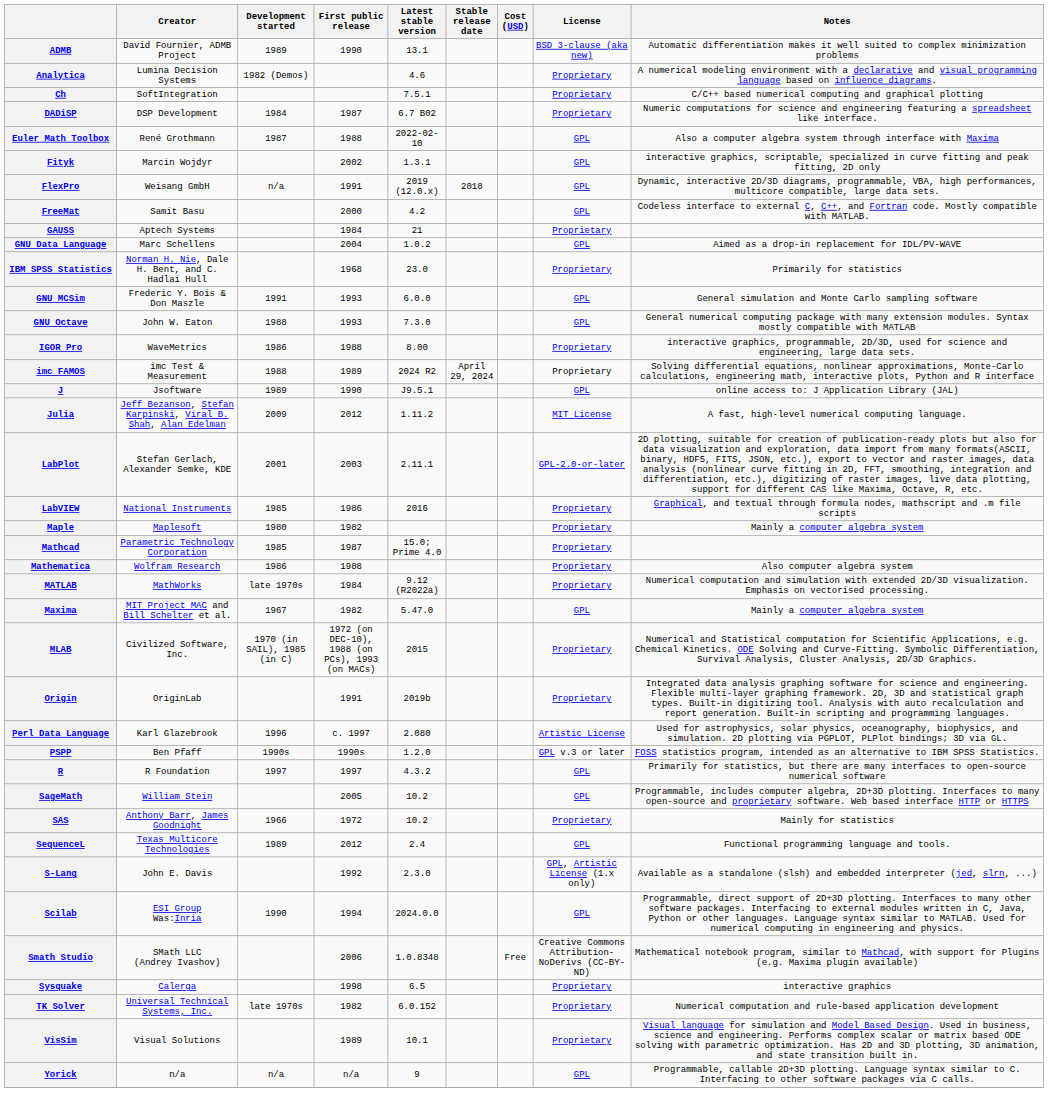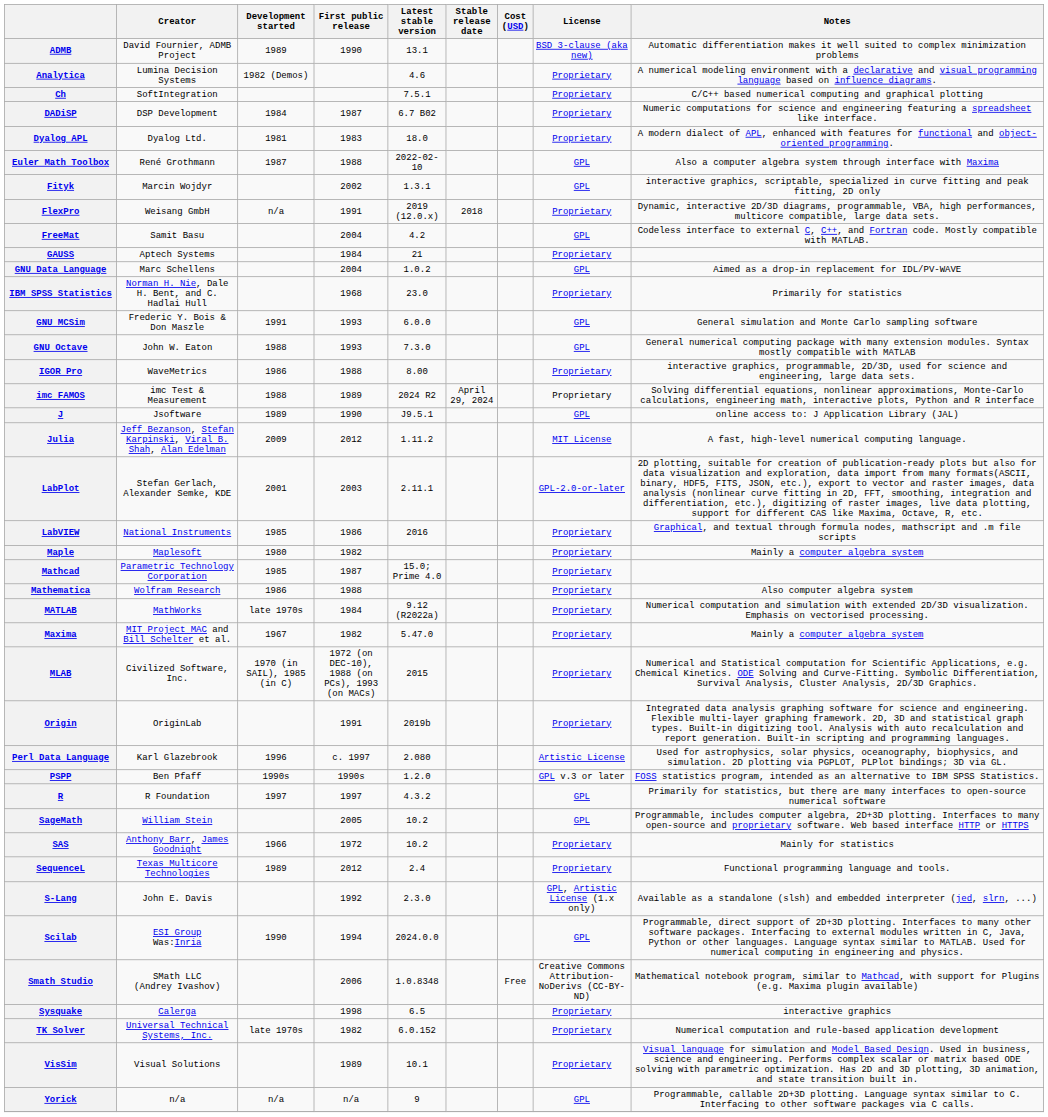+ row: (61, 138)
(582, 187) GPL -> (582, 211) Proprietary
(351, 211) 2000 -> (351, 235) 2004
(582, 610) GPL -> (582, 635) Proprietary
(582, 845) GPL -> (582, 869) Proprietary
